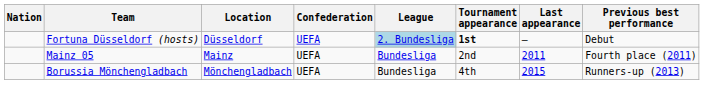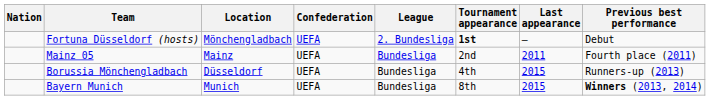(233, 39) Düsseldorf -> (248, 39) Mönchengladbach
(416, 39) lightblue background -> (416, 39) no background
(248, 71) Mönchengladbach -> (233, 71) Düsseldorf
+ row: (85, 87)
